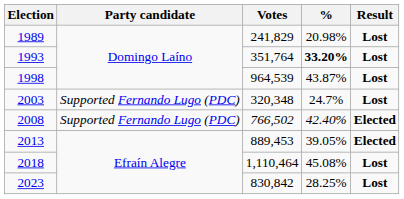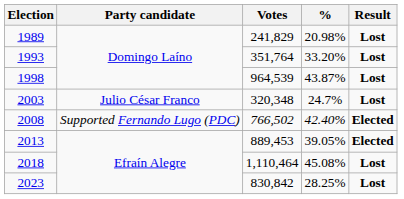(326, 57) bold -> (325, 57) normal
(150, 99) Supported Fernando Lugo (PDC) -> (150, 99) Julio César Franco
